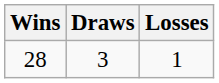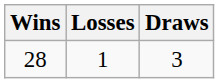columns swapped: (177, 22) <-> (103, 22)
